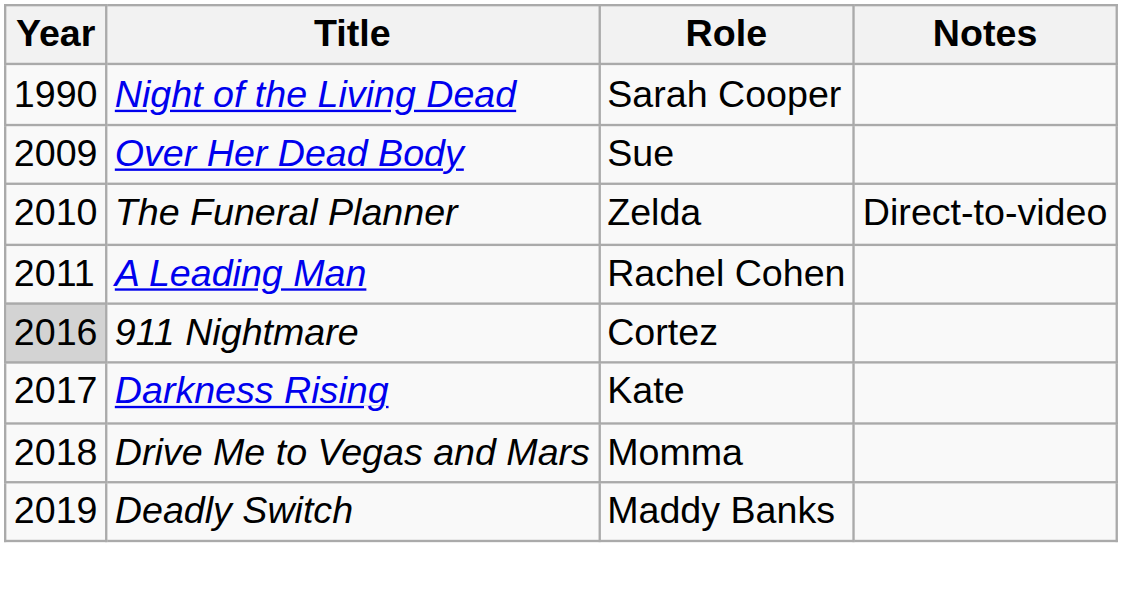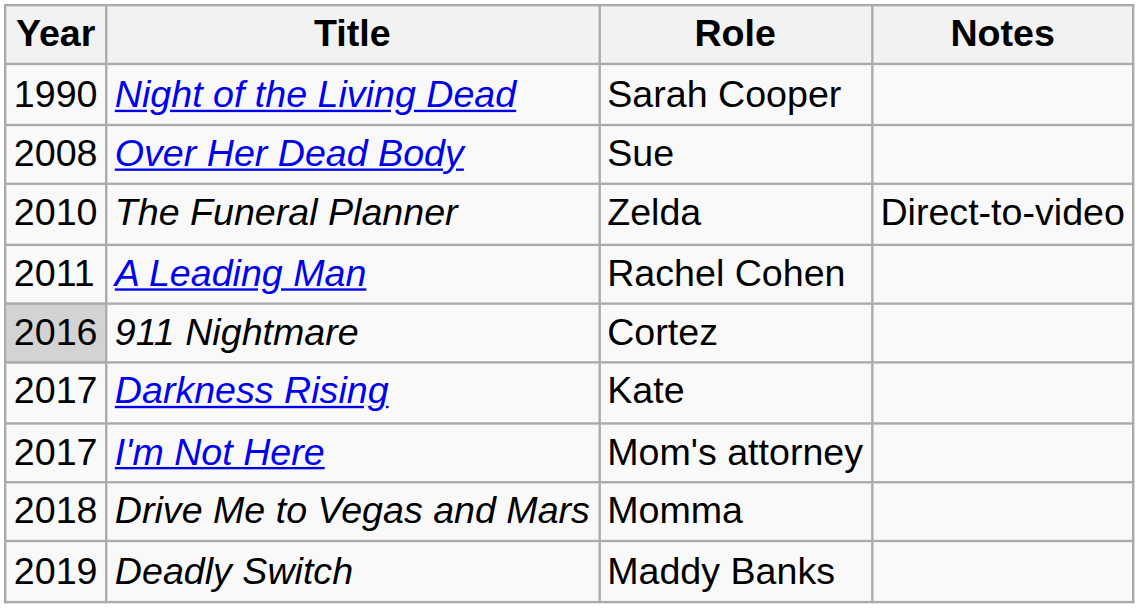(56, 153) 2009 -> (56, 153) 2008
+ row: (220, 451)
